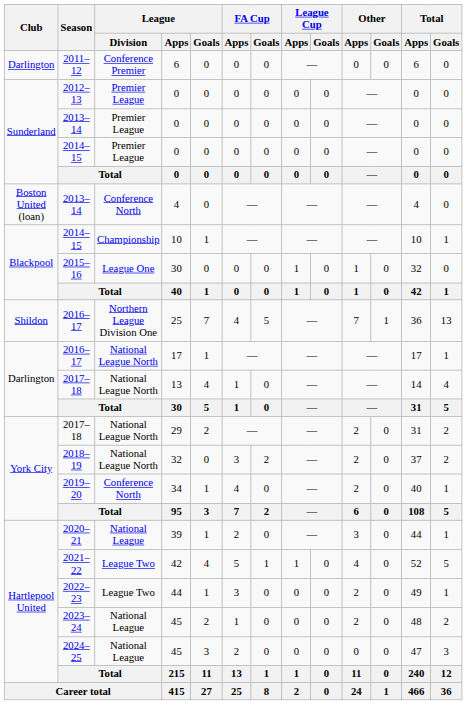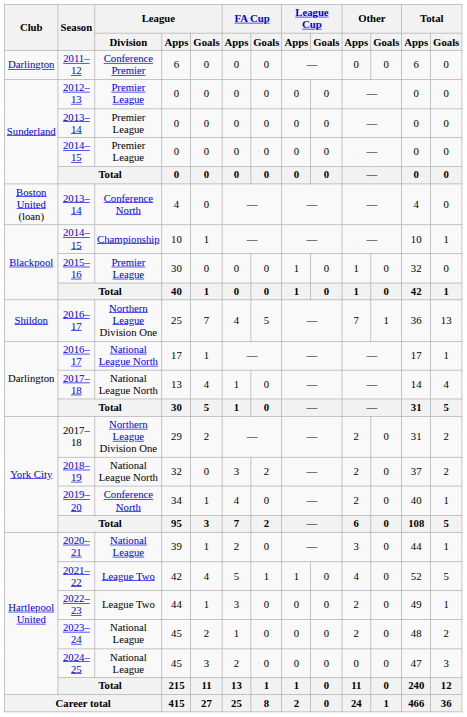(128, 268) League One -> (128, 268) Premier League
(128, 430) National League North -> (128, 436) Northern League Division One
